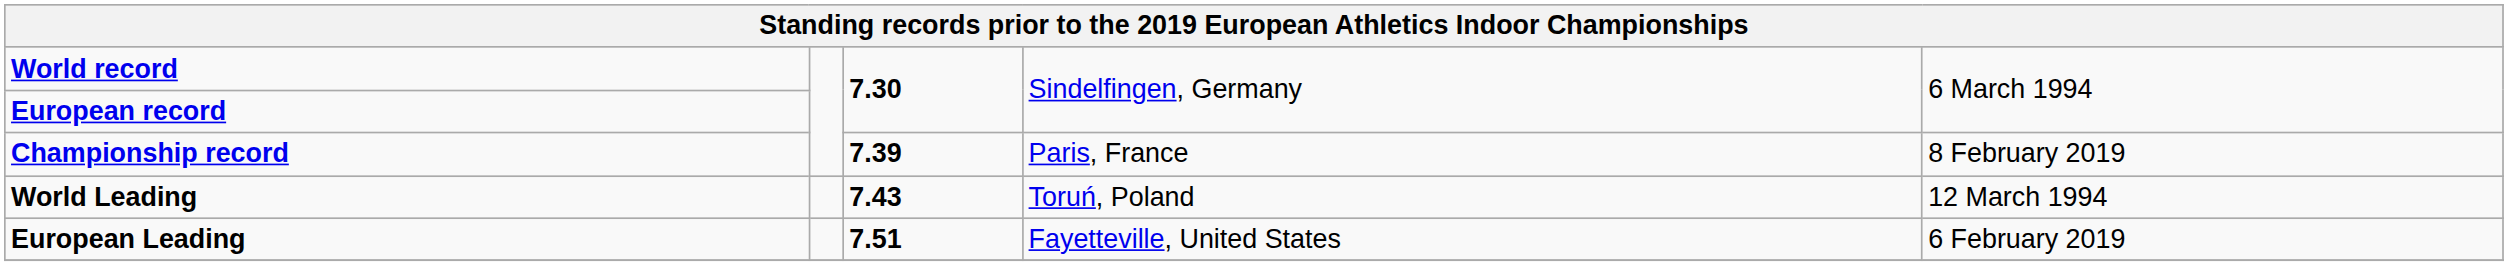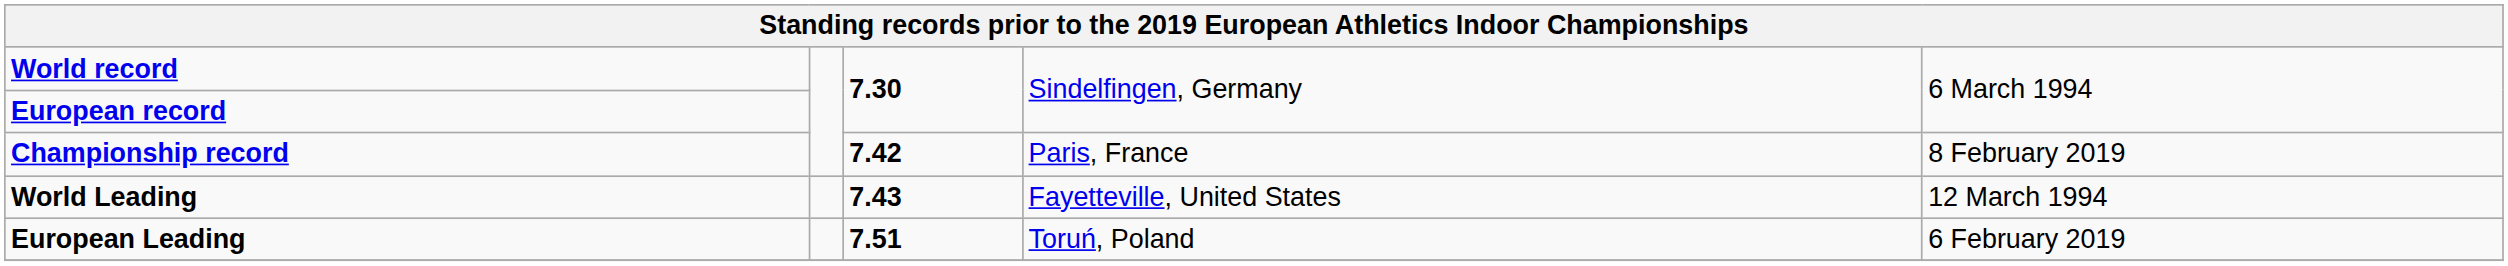(876, 153) 7.39 -> (876, 153) 7.42
(1112, 196) Toruń, Poland -> (1185, 196) Fayetteville, United States
(1185, 238) Fayetteville, United States -> (1112, 238) Toruń, Poland
